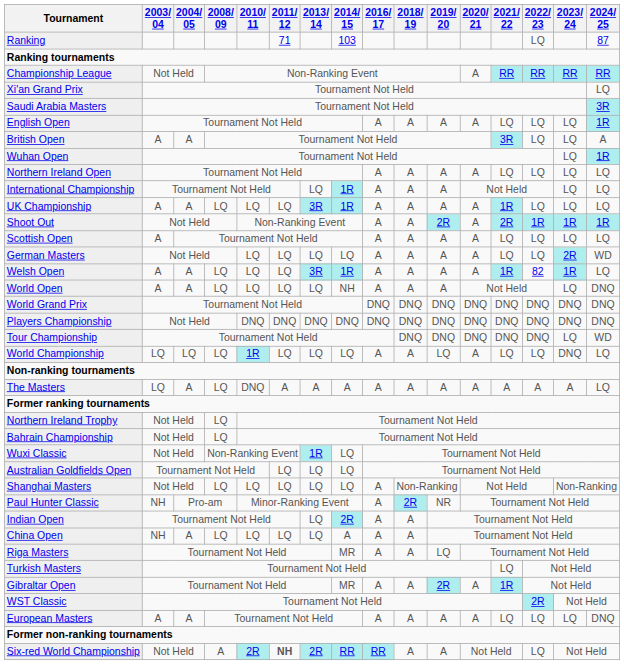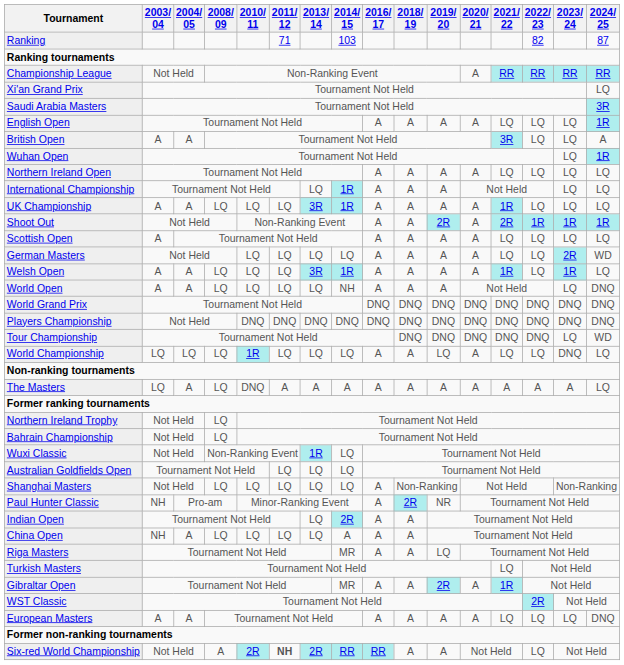(538, 40) LQ -> (538, 40) 82
(538, 271) 82 -> (538, 271) LQ
